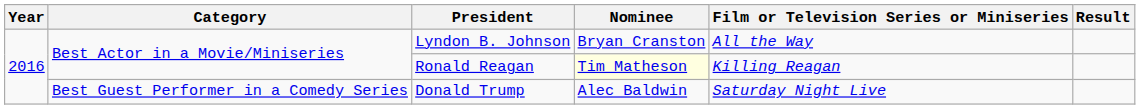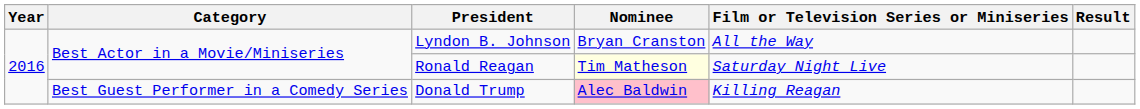(777, 67) Killing Reagan -> (799, 67) Saturday Night Live
(632, 91) no background -> (632, 91) pink background
(799, 91) Saturday Night Live -> (777, 91) Killing Reagan
